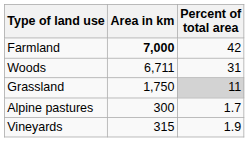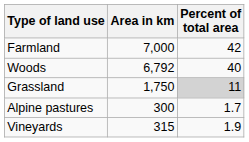(159, 48) bold -> (159, 48) normal
(159, 68) 6,711 -> (159, 68) 6,792
(234, 68) 31 -> (234, 68) 40
